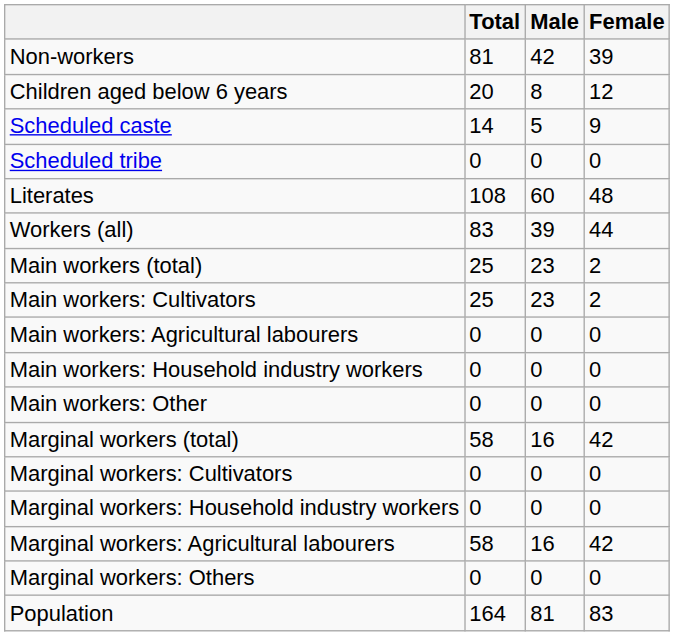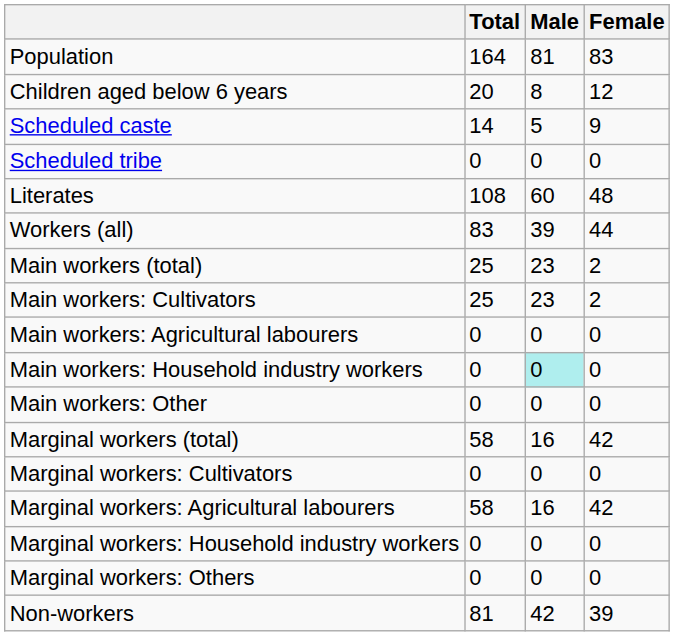rows swapped: (62, 612) <-> (72, 56)
(536, 369) no background -> (536, 369) paleturquoise background
rows swapped: (202, 543) <-> (235, 508)
